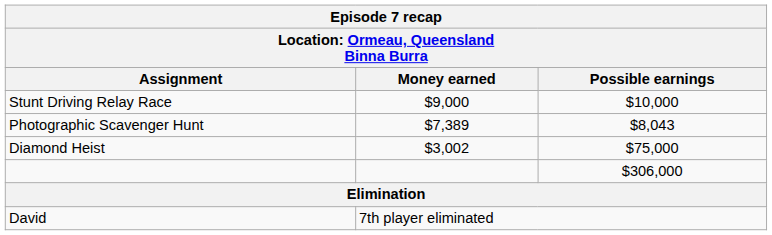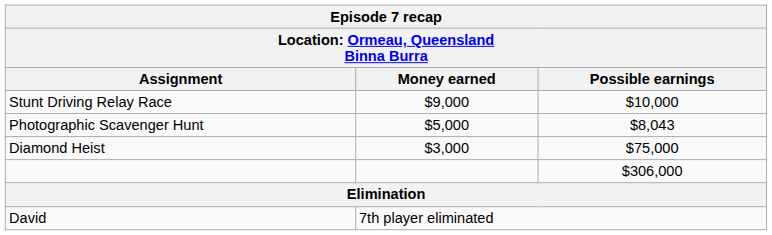(447, 125) $7,389 -> (447, 125) $5,000
(447, 148) $3,002 -> (447, 148) $3,000
